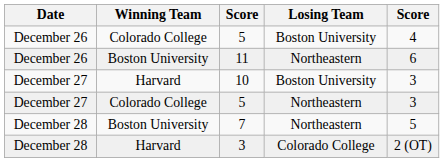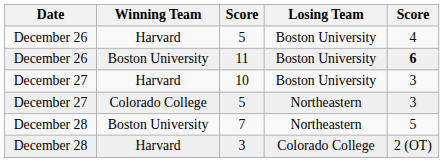(158, 37) Colorado College -> (158, 37) Harvard
(326, 59) Northeastern -> (326, 59) Boston University
(413, 59) normal -> (413, 59) bold
